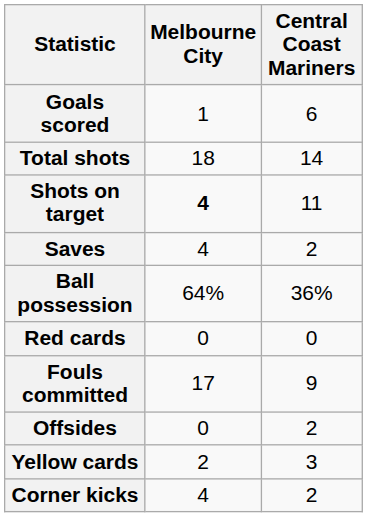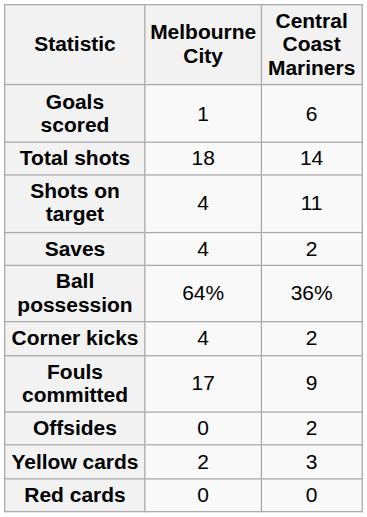(203, 203) bold -> (203, 203) normal
rows swapped: (75, 495) <-> (75, 338)
